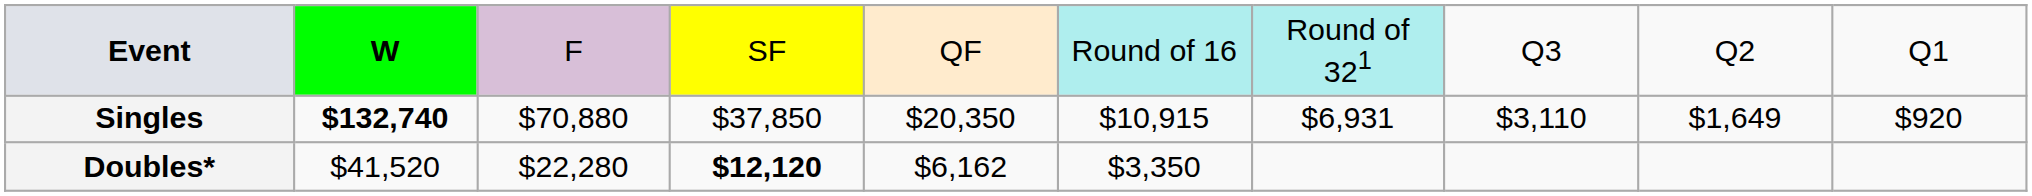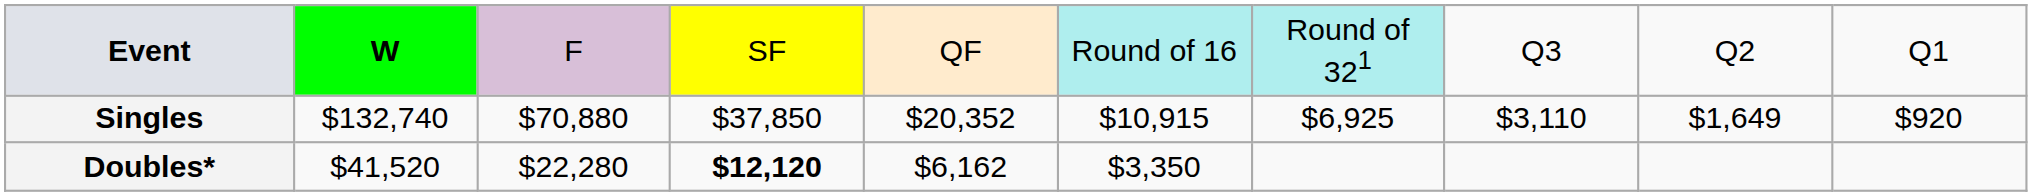(385, 119) bold -> (385, 119) normal
(961, 119) $20,350 -> (961, 119) $20,352
(1348, 119) $6,931 -> (1348, 119) $6,925
